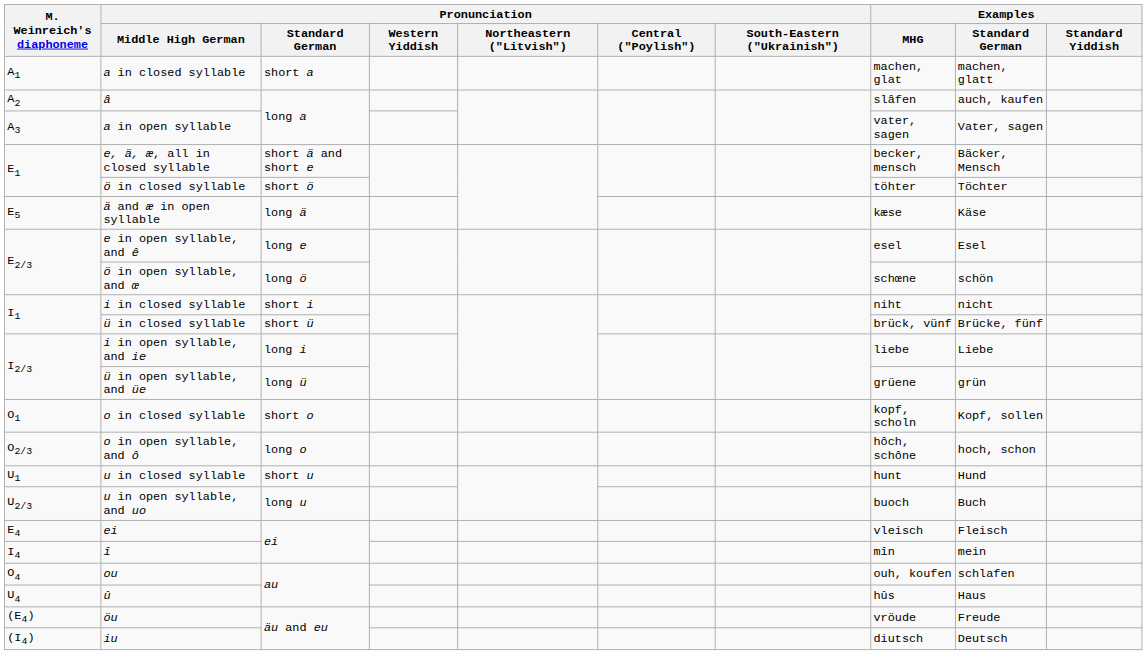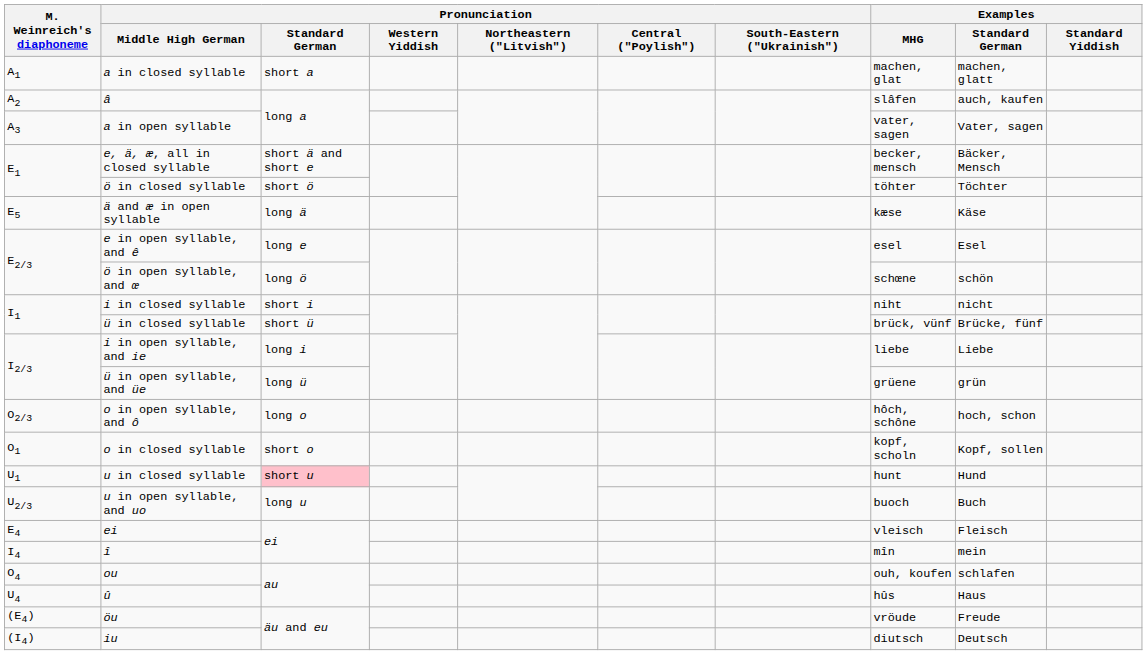rows swapped: (174, 416) <-> (171, 449)
(289, 476) no background -> (289, 476) pink background
